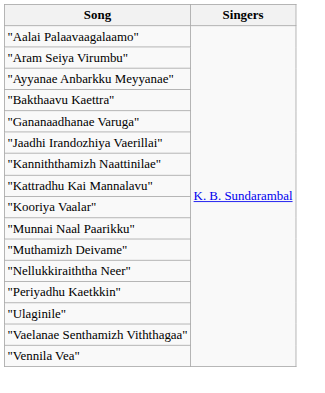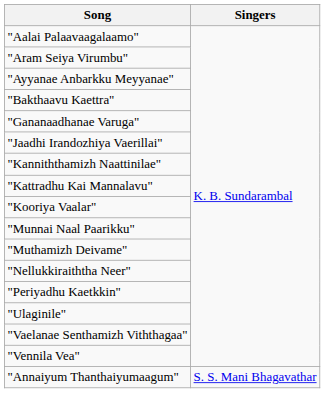+ row: (93, 377)
